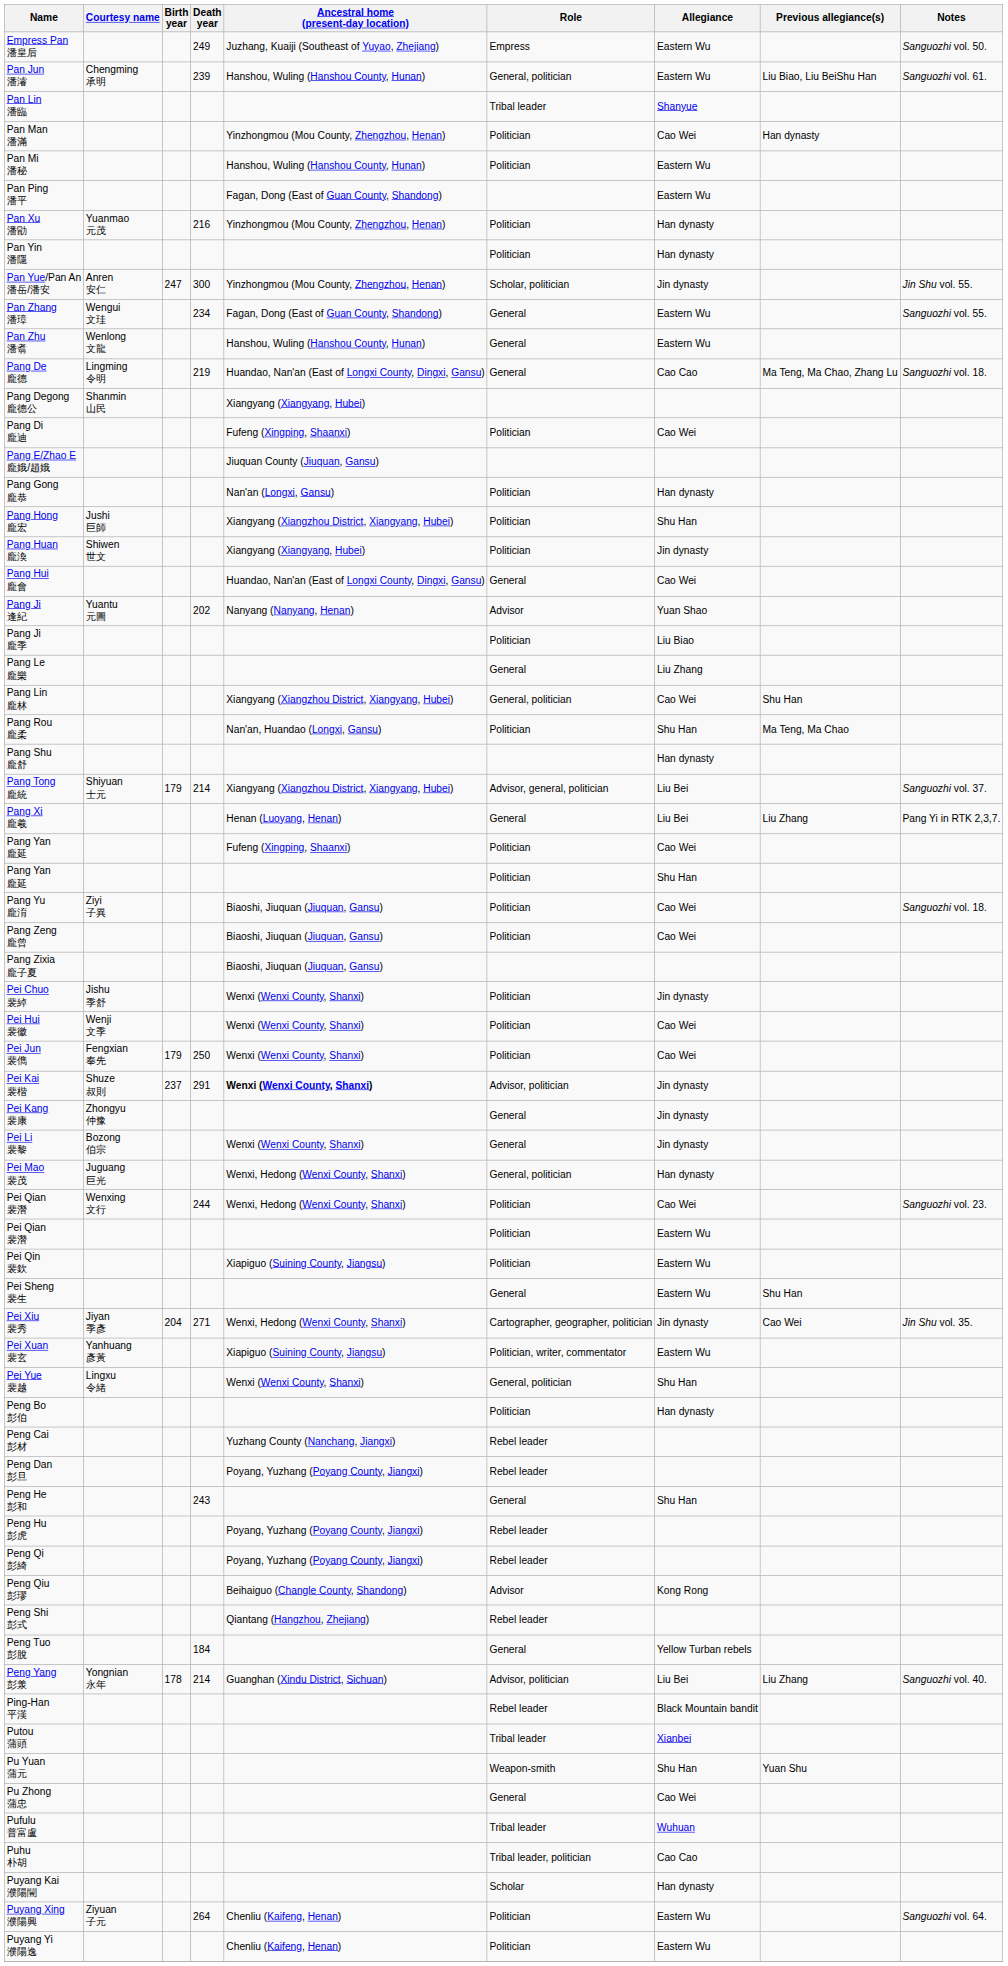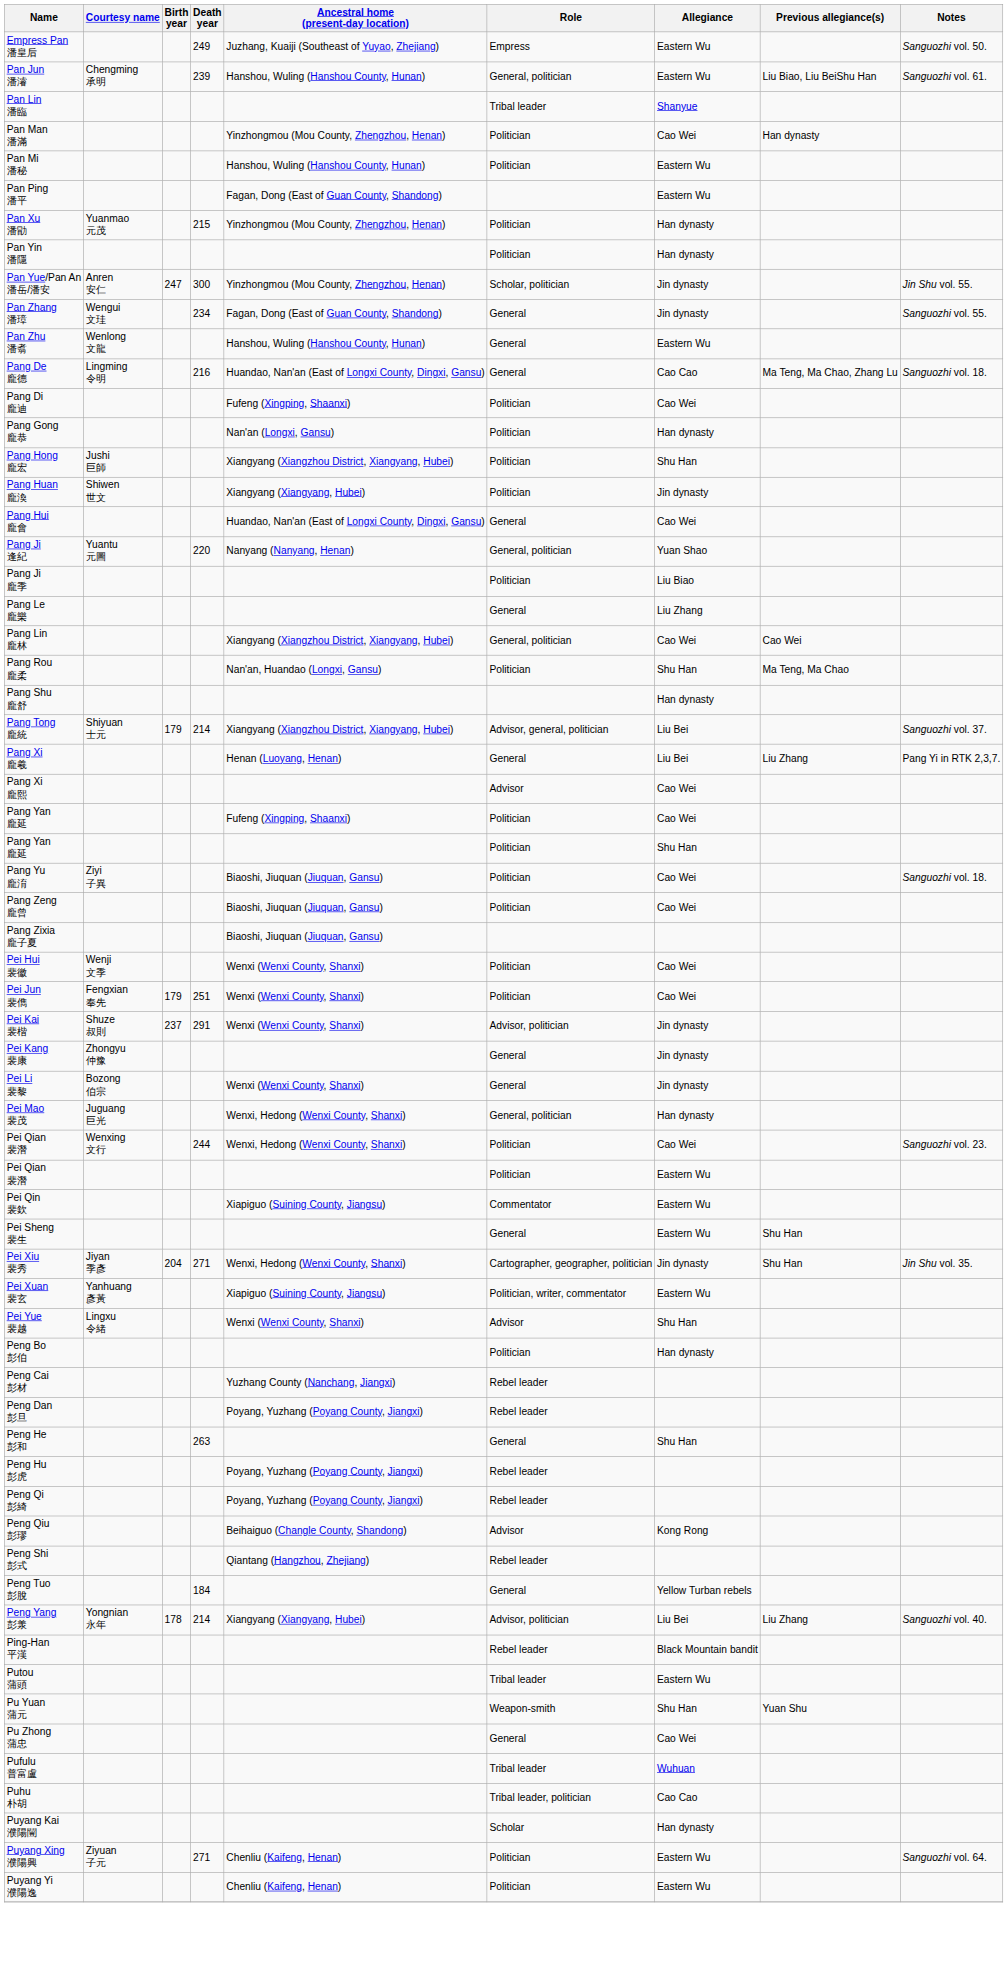(202, 225) 216 -> (202, 225) 215
(684, 314) Eastern Wu -> (683, 314) Jin dynasty
(202, 373) 219 -> (202, 373) 216
- row: (38, 402)
- row: (41, 461)
(202, 611) 202 -> (202, 551) 220
(507, 611) Advisor -> (530, 551) General, politician
(782, 700) Shu Han -> (782, 640) Cao Wei
+ row: (25, 788)
- row: (28, 996)
(202, 1056) 250 -> (202, 996) 251
(299, 1085) bold -> (295, 1026) normal
(510, 1263) Politician -> (521, 1204) Commentator
(782, 1323) Cao Wei -> (782, 1263) Shu Han
(530, 1382) General, politician -> (507, 1323) Advisor
(202, 1501) 243 -> (202, 1442) 263
(307, 1679) Guanghan (Xindu District, Sichuan) -> (296, 1620) Xiangyang (Xiangyang, Hubei)
(674, 1738) Xianbei -> (684, 1679) Eastern Wu
(202, 1916) 264 -> (202, 1857) 271
